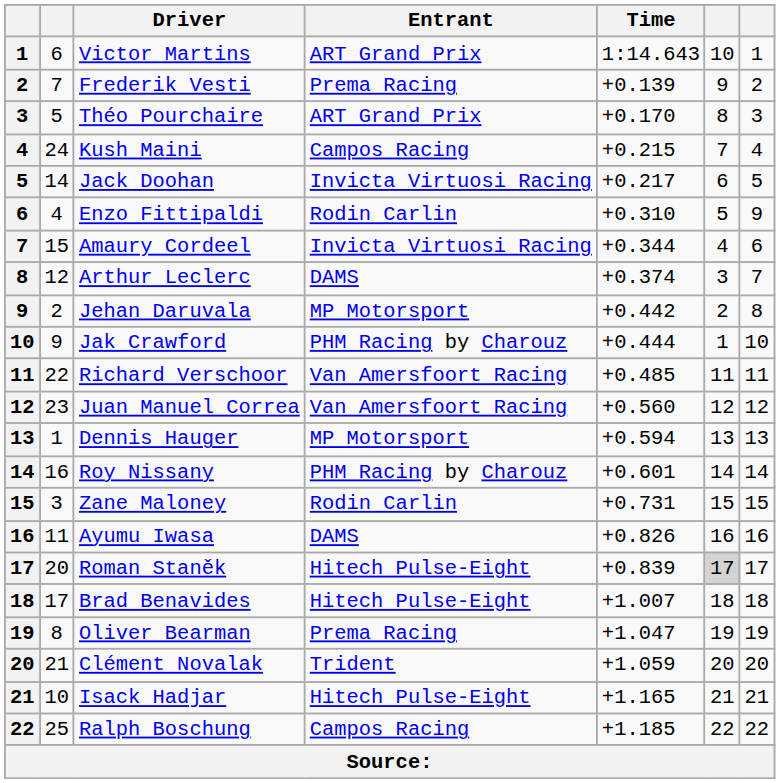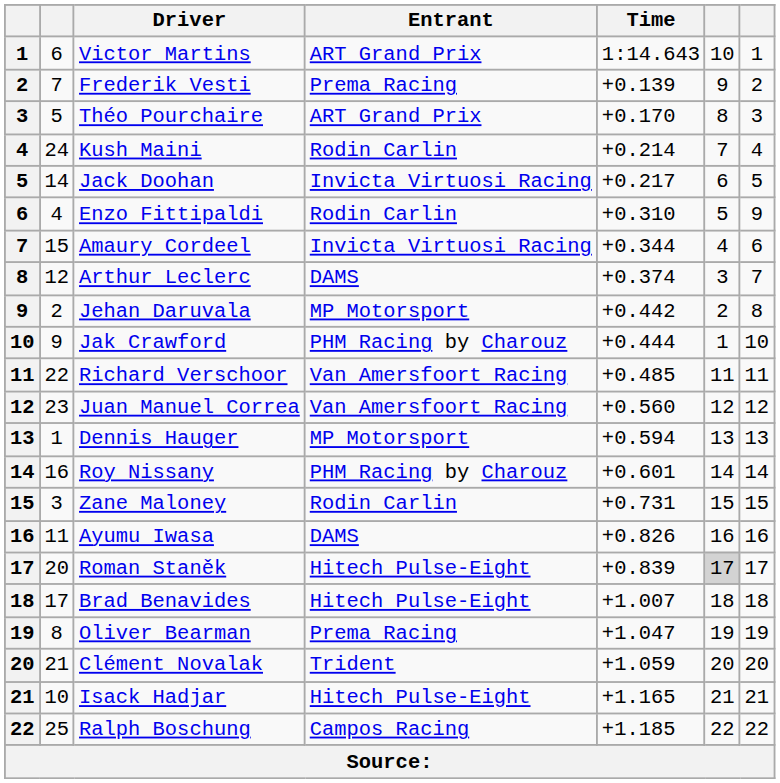(389, 150) Campos Racing -> (383, 150) Rodin Carlin
(639, 150) +0.215 -> (639, 150) +0.214
